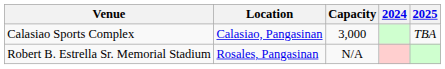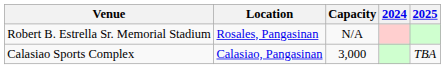rows swapped: (71, 34) <-> (109, 53)
